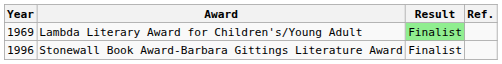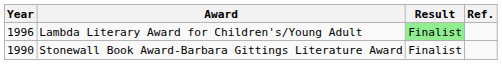(21, 32) 1969 -> (21, 32) 1996
(21, 50) 1996 -> (21, 50) 1990
